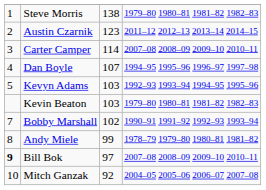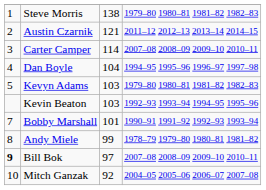(111, 31) 123 -> (111, 31) 121
(111, 67) 107 -> (111, 67) 104
(191, 85) 1992–93 1993–94 1994–95 1995–96 -> (191, 85) 1979–80 1980–81 1981–82 1982–83
(191, 103) 1979–80 1980–81 1981–82 1982–83 -> (191, 103) 1992–93 1993–94 1994–95 1995–96
(111, 121) 102 -> (111, 121) 101
